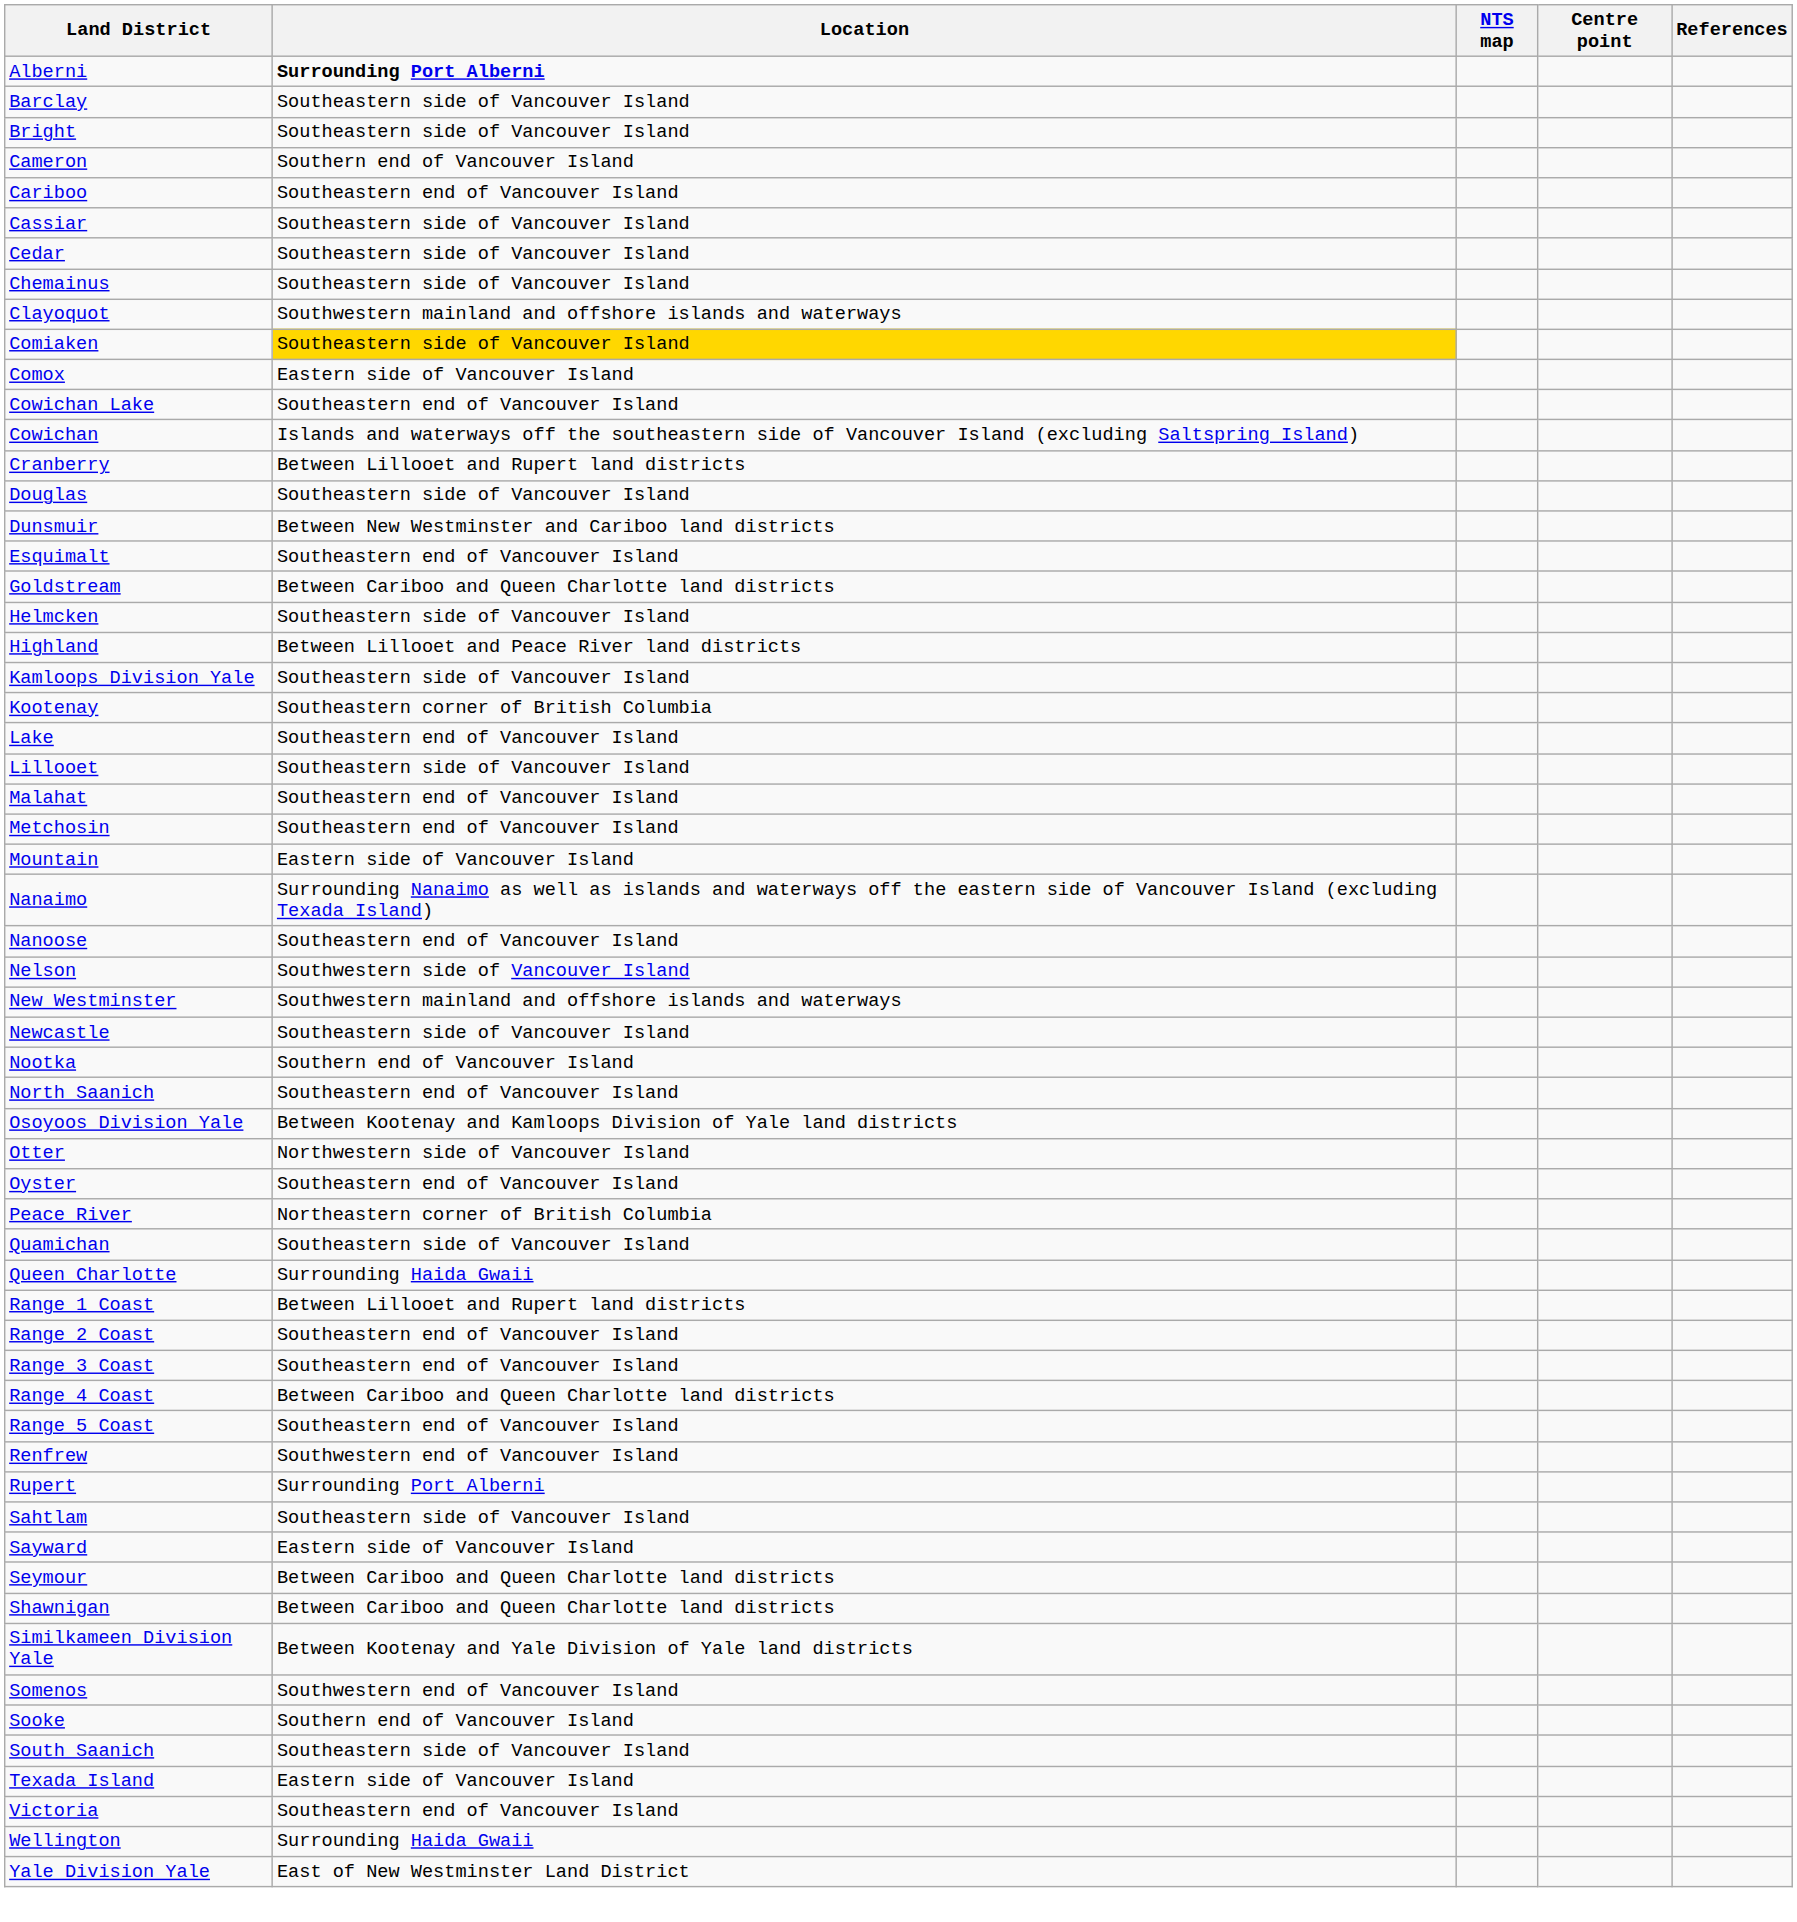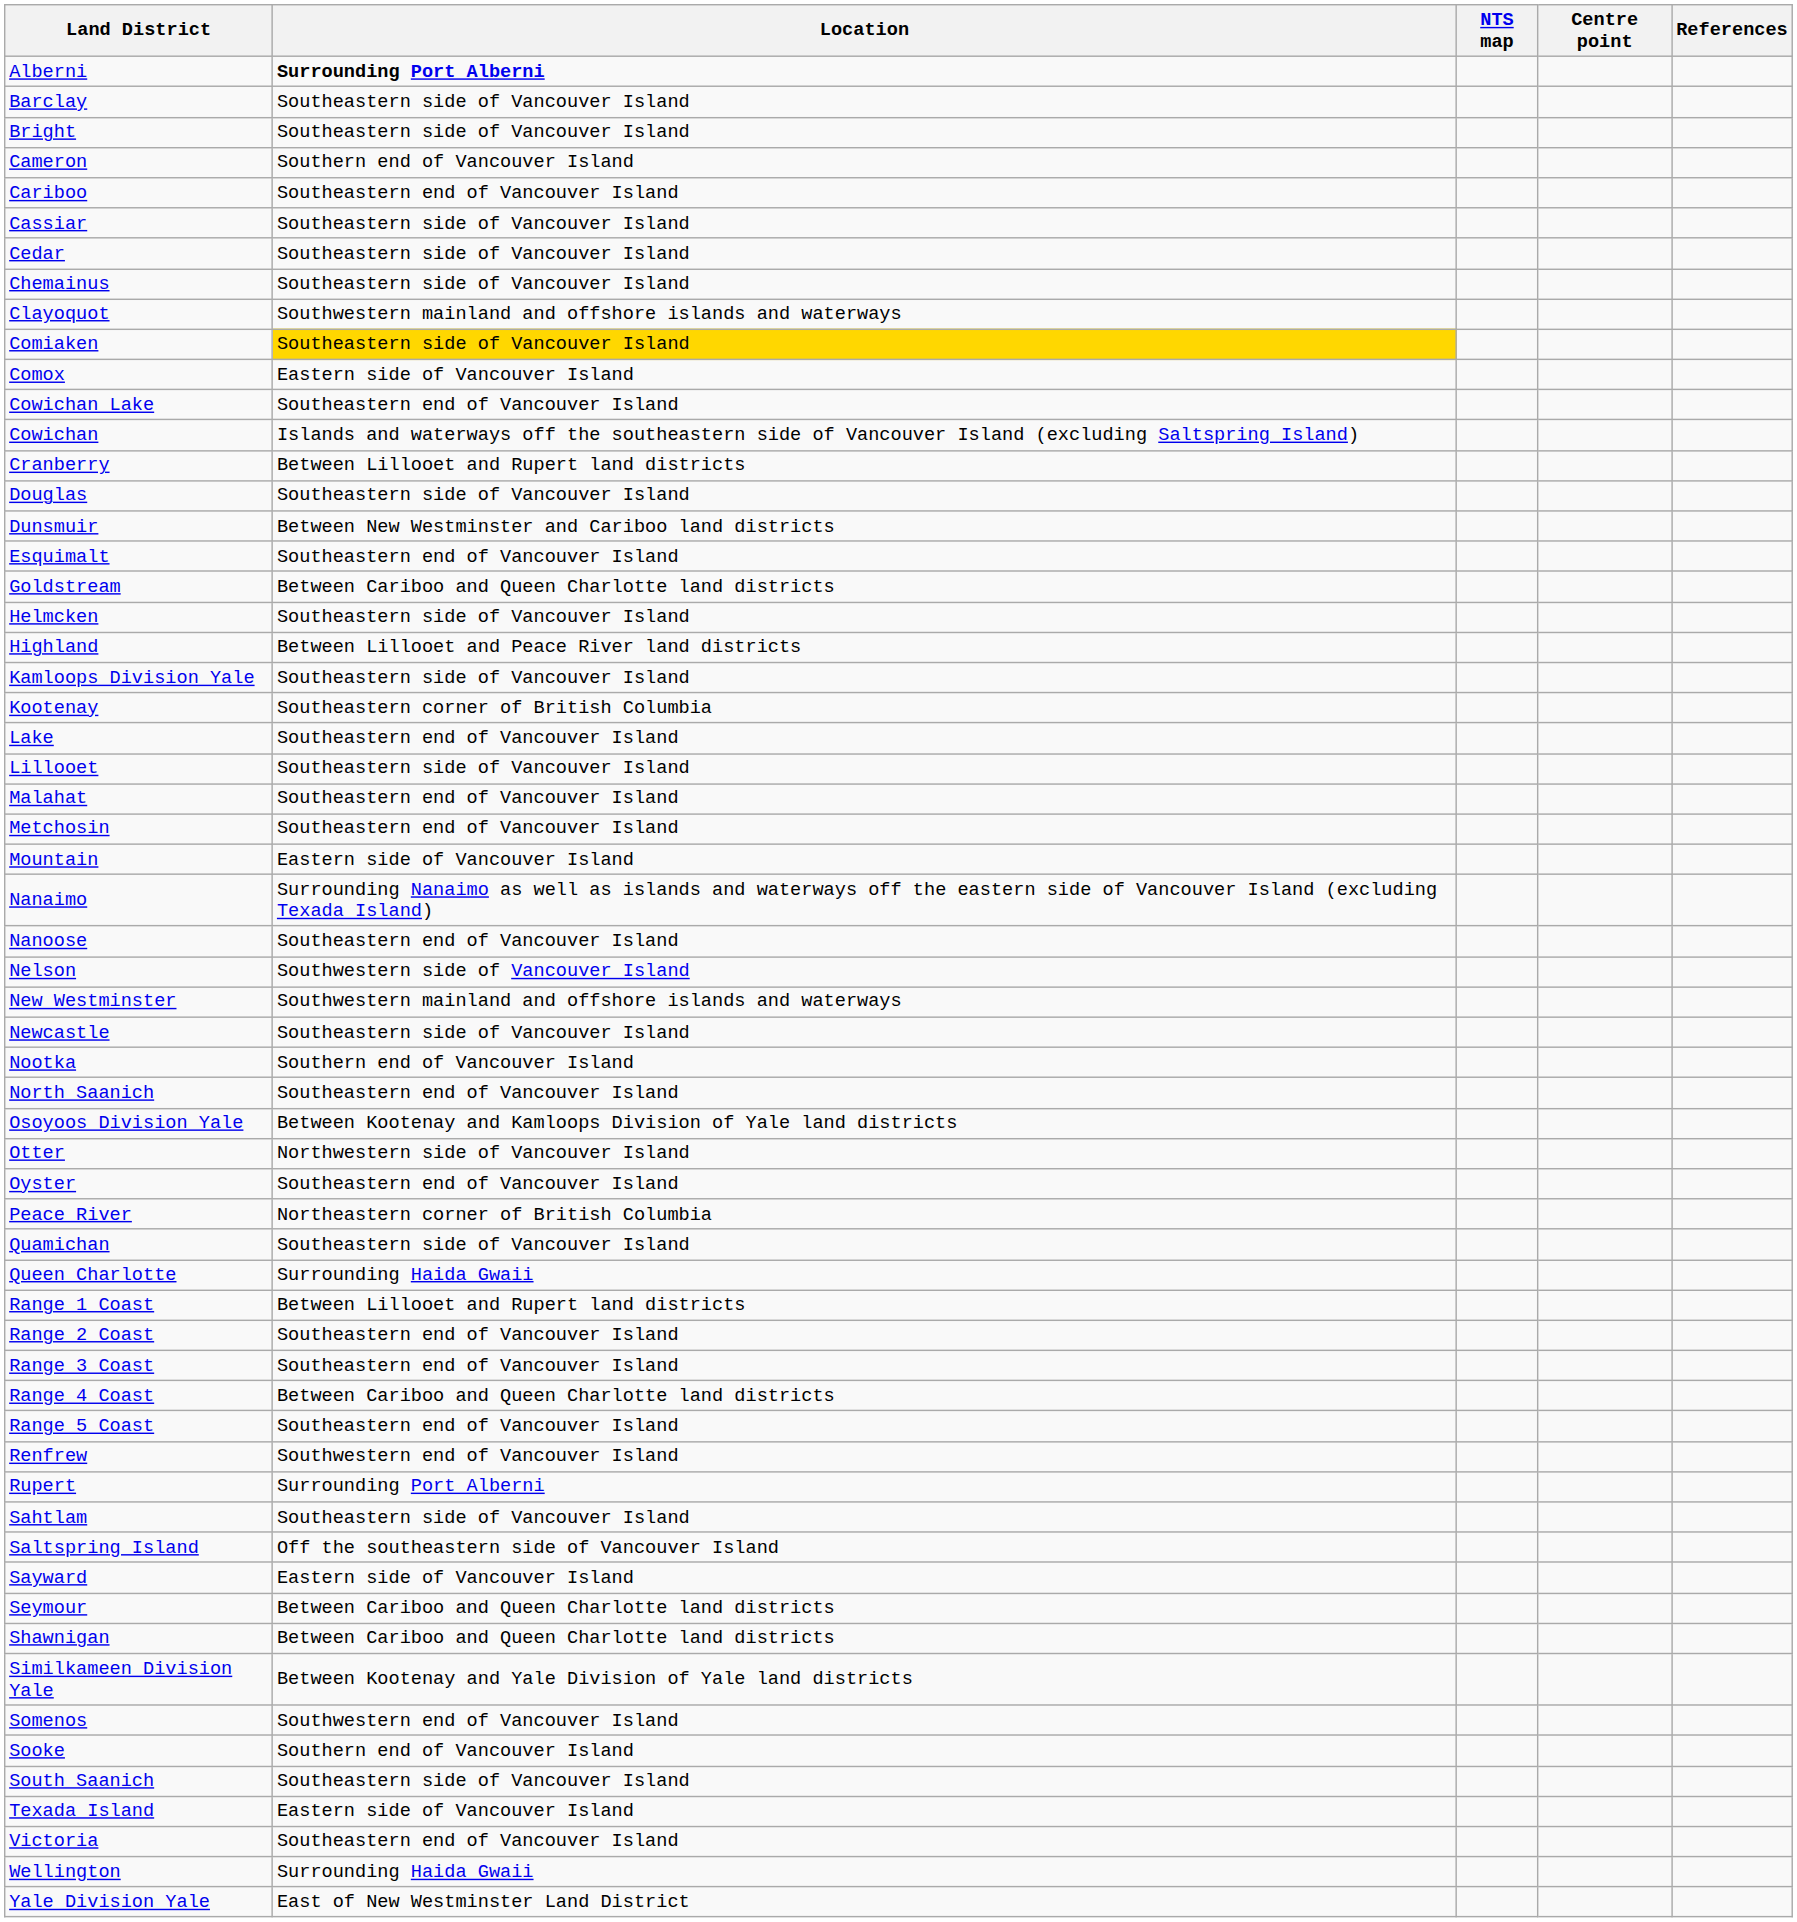+ row: (104, 1547)
